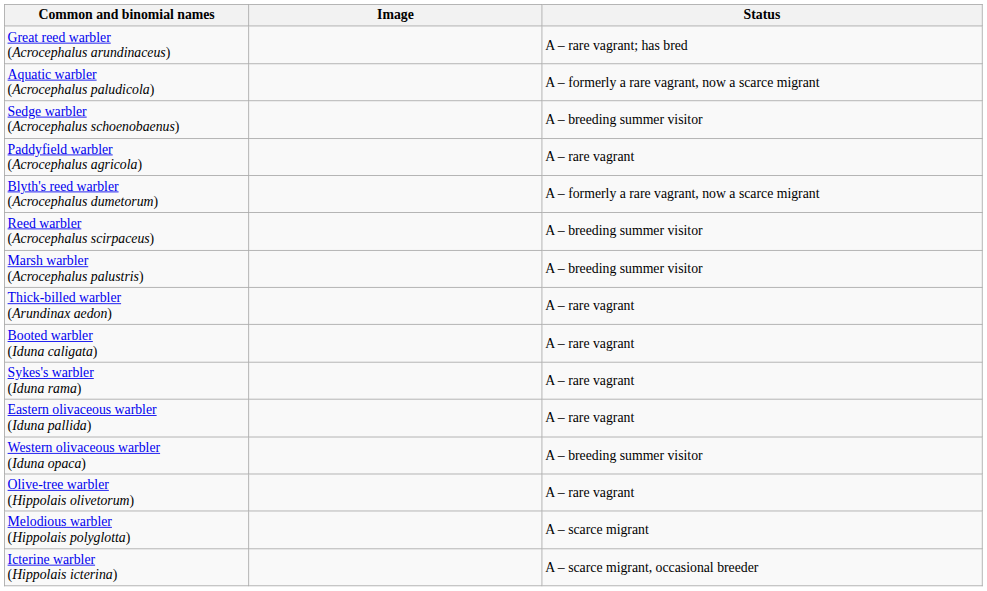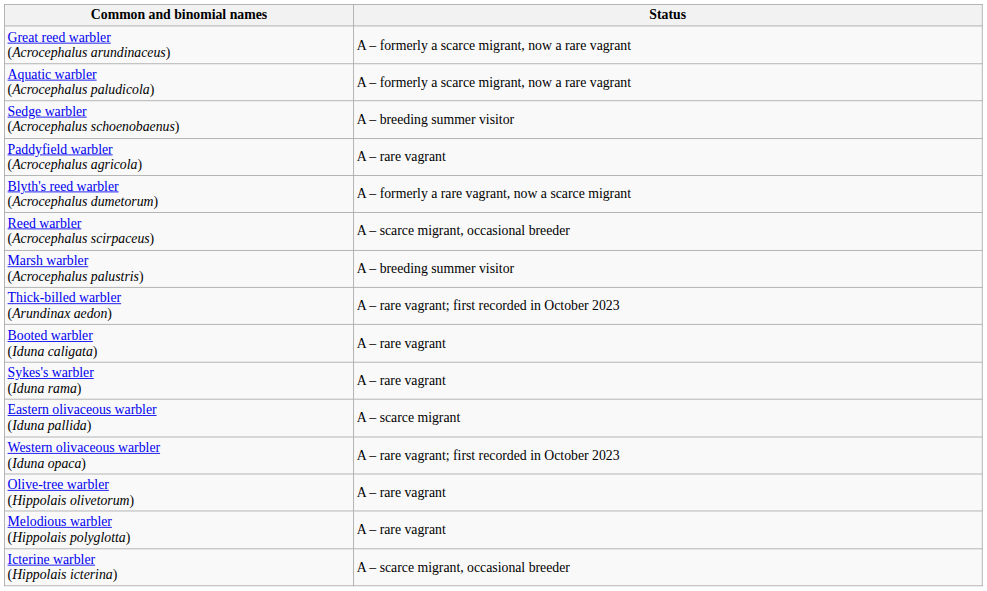- column: (395, 15)
(616, 44) A – rare vagrant; has bred -> (494, 44) A – formerly a scarce migrant, now a rare vagrant
(682, 82) A – formerly a rare vagrant, now a scarce migrant -> (494, 82) A – formerly a scarce migrant, now a rare vagrant
(624, 231) A – breeding summer visitor -> (463, 231) A – scarce migrant, occasional breeder
(590, 306) A – rare vagrant -> (488, 306) A – rare vagrant; first recorded in October 2023
(590, 417) A – rare vagrant -> (408, 417) A – scarce migrant
(624, 455) A – breeding summer visitor -> (488, 455) A – rare vagrant; first recorded in October 2023
(597, 529) A – scarce migrant -> (401, 529) A – rare vagrant
